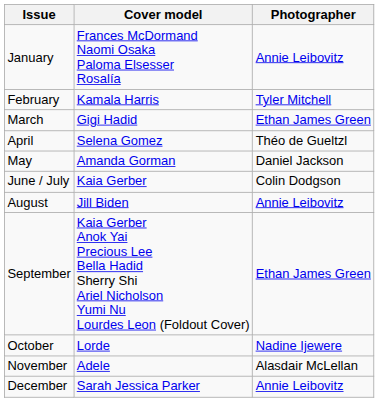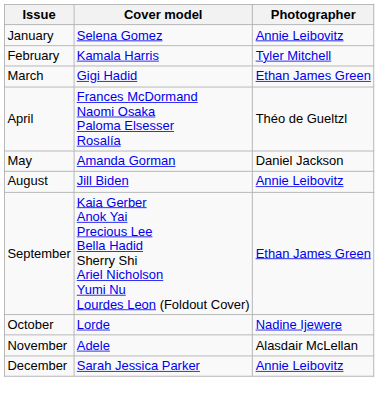(137, 57) Frances McDormand Naomi Osaka Paloma Elsesser Rosalía -> (120, 35) Selena Gomez
(120, 140) Selena Gomez -> (137, 118) Frances McDormand Naomi Osaka Paloma Elsesser Rosalía
- row: (38, 181)
